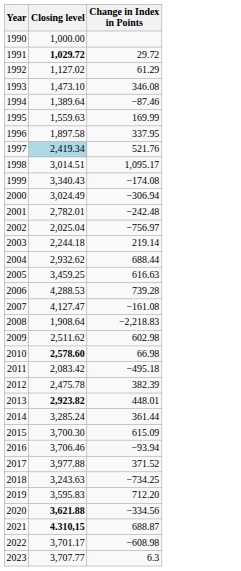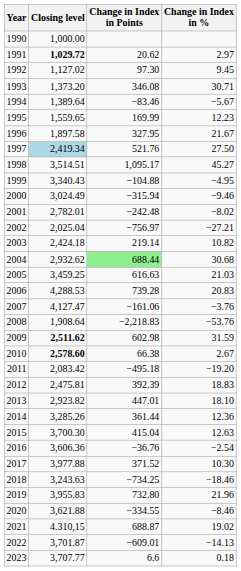+ column: (199, 17)
(148, 54) 29.72 -> (148, 54) 20.62
(148, 70) 61.29 -> (148, 70) 97.30
(67, 86) 1,473.10 -> (67, 86) 1,373.20
(145, 102) −87.46 -> (145, 102) −83.46
(67, 117) 1,559.63 -> (67, 117) 1,559.65
(146, 133) 337.95 -> (146, 133) 327.95
(67, 165) 3,014.51 -> (67, 165) 3,514.51
(143, 180) −174.08 -> (143, 180) −104.88
(143, 196) −306.94 -> (143, 196) −315.94
(67, 243) 2,244.18 -> (67, 243) 2,424.18
(146, 259) no background -> (146, 259) lightgreen background
(143, 306) −161.08 -> (143, 306) −161.06
(68, 338) normal -> (68, 338) bold
(148, 353) 66.98 -> (148, 353) 66.38
(67, 385) 2,475.78 -> (67, 385) 2,475.81
(146, 385) 382.39 -> (146, 385) 392.39
(67, 401) bold -> (67, 401) normal
(146, 401) 448.01 -> (146, 401) 447.01
(67, 416) 3,285.24 -> (67, 416) 3,285.26
(146, 432) 615.09 -> (146, 432) 415.04
(67, 448) 3,706.46 -> (67, 448) 3,606.36
(145, 448) −93.94 -> (145, 448) −36.76
(67, 495) 3,595.83 -> (67, 495) 3,955.83
(146, 495) 712.20 -> (146, 495) 732.80
(67, 511) bold -> (67, 511) normal
(143, 511) −334.56 -> (143, 511) −334.55
(67, 526) bold -> (67, 526) normal
(67, 542) 3,701.17 -> (67, 542) 3,701.87
(143, 542) −608.98 -> (143, 542) −609.01
(153, 558) 6.3 -> (153, 558) 6.6
